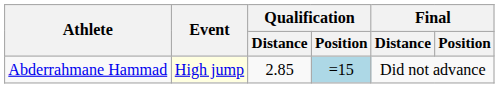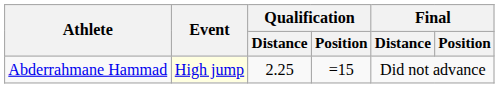(280, 69) 2.85 -> (280, 69) 2.25
(341, 69) lightblue background -> (341, 69) no background
